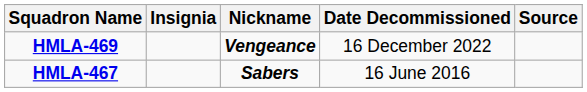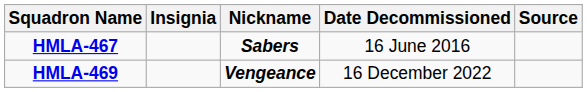rows swapped: (75, 73) <-> (75, 45)
